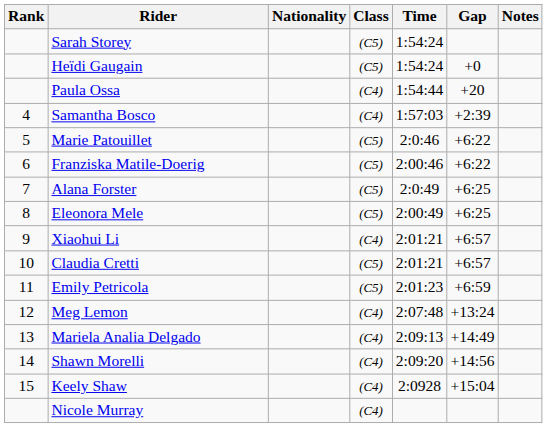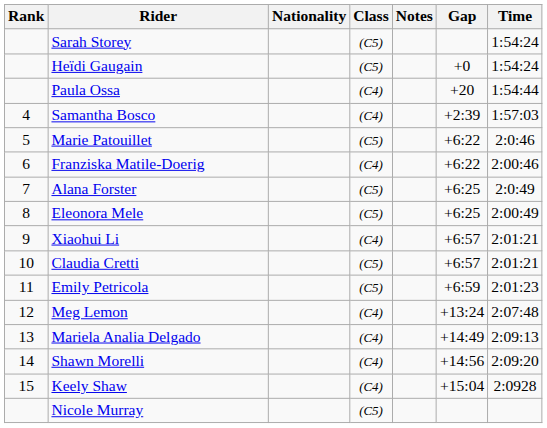columns swapped: (420, 16) <-> (520, 16)
(371, 164) (C5) -> (371, 164) (C4)
(371, 410) (C4) -> (371, 410) (C5)
